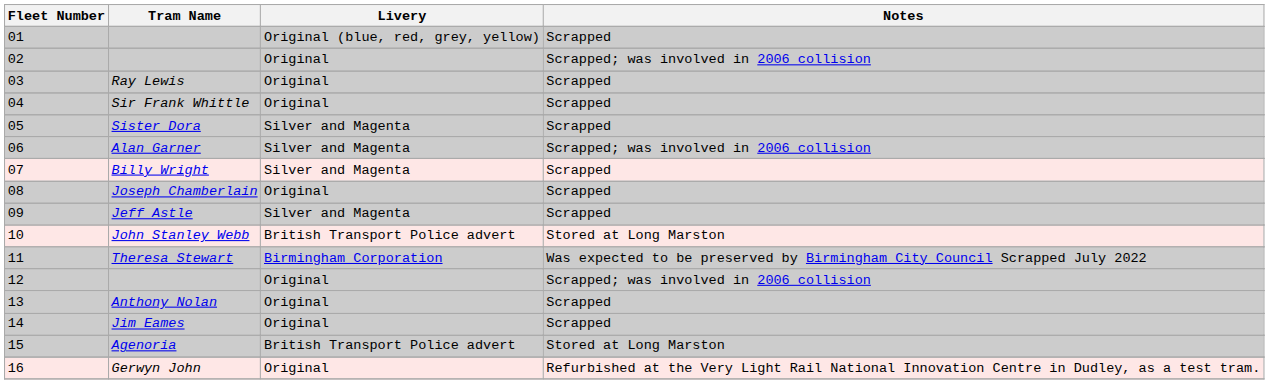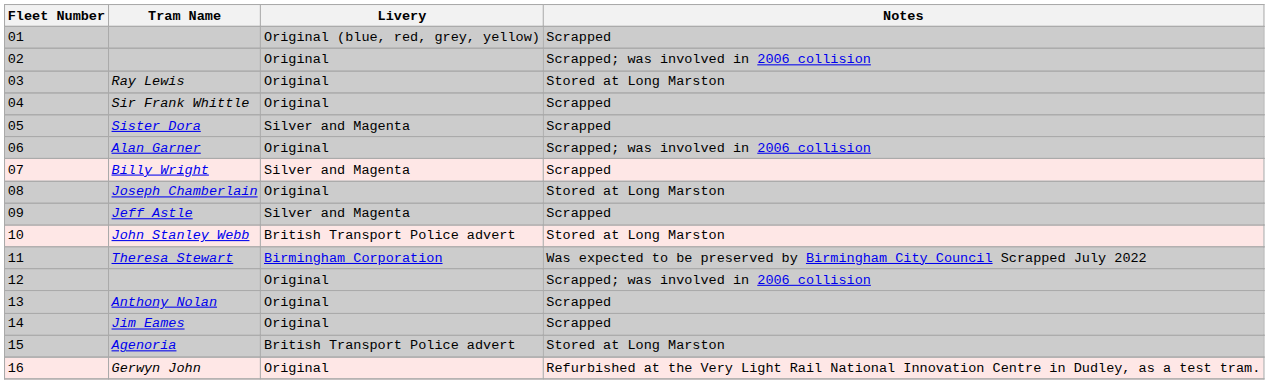(579, 82) Scrapped -> (636, 82) Stored at Long Marston
(337, 148) Silver and Magenta -> (296, 148) Original
(579, 192) Scrapped -> (636, 192) Stored at Long Marston
